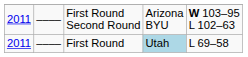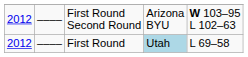(19, 19) 2011 -> (19, 19) 2012
(19, 43) 2011 -> (19, 43) 2012
